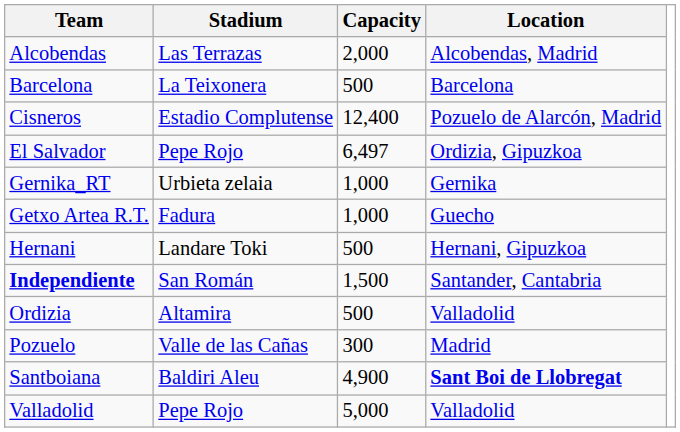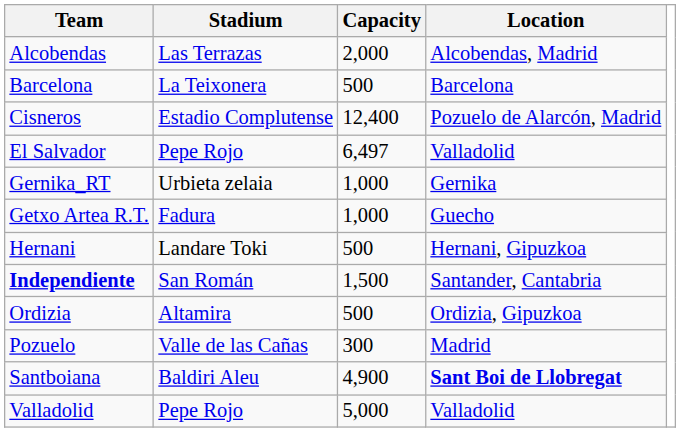(506, 150) Ordizia, Gipuzkoa -> (472, 150) Valladolid
(472, 313) Valladolid -> (506, 313) Ordizia, Gipuzkoa
